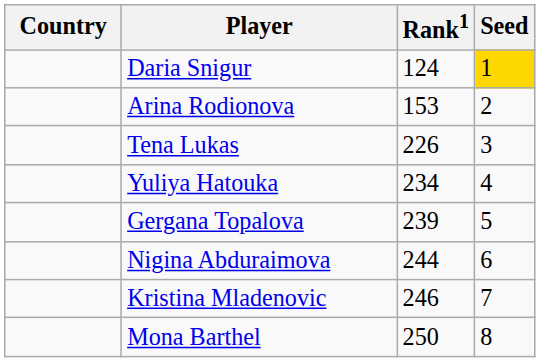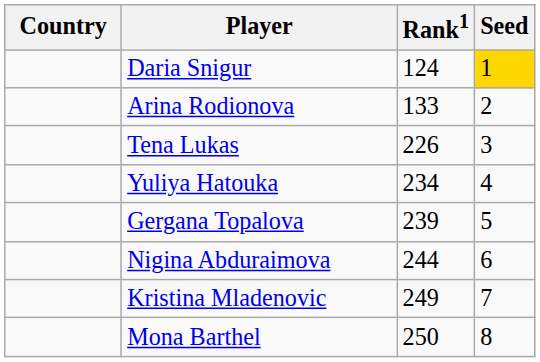(421, 106) 153 -> (421, 106) 133
(421, 298) 246 -> (421, 298) 249
